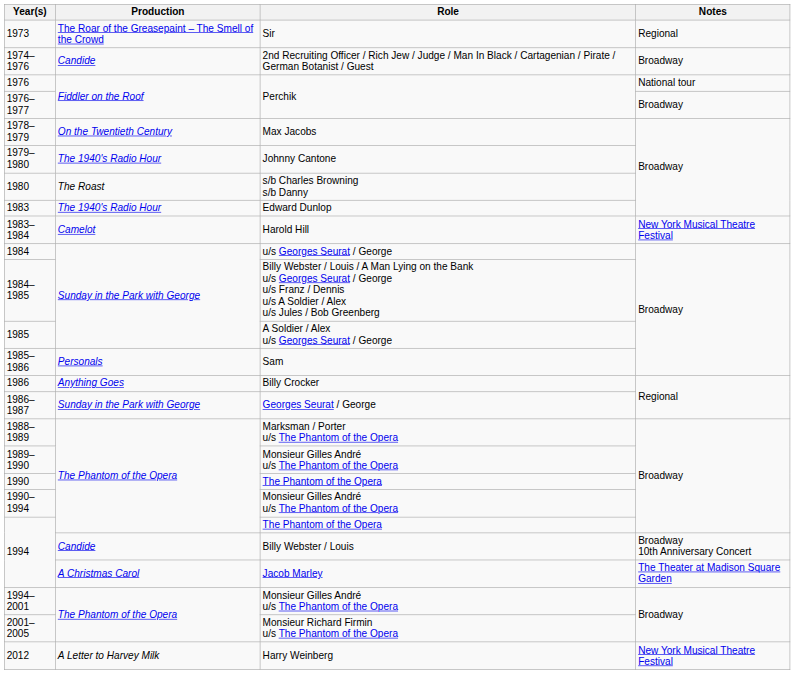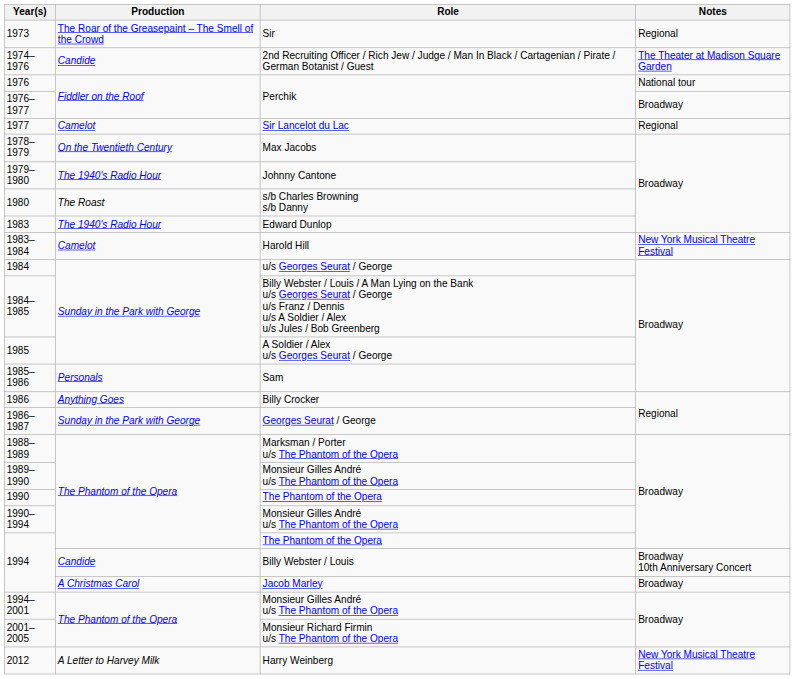(661, 61) Broadway -> (709, 61) The Theater at Madison Square Garden
+ row: (18, 126)
(709, 573) The Theater at Madison Square Garden -> (661, 584) Broadway
